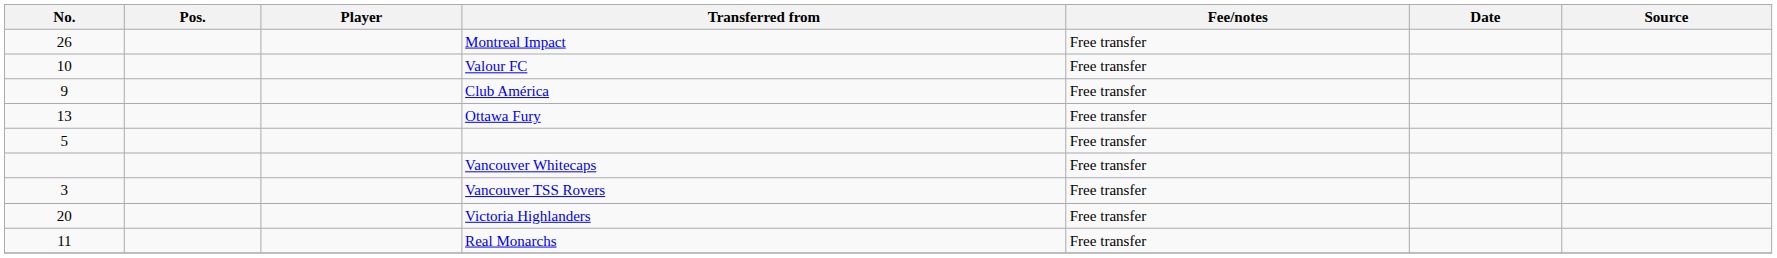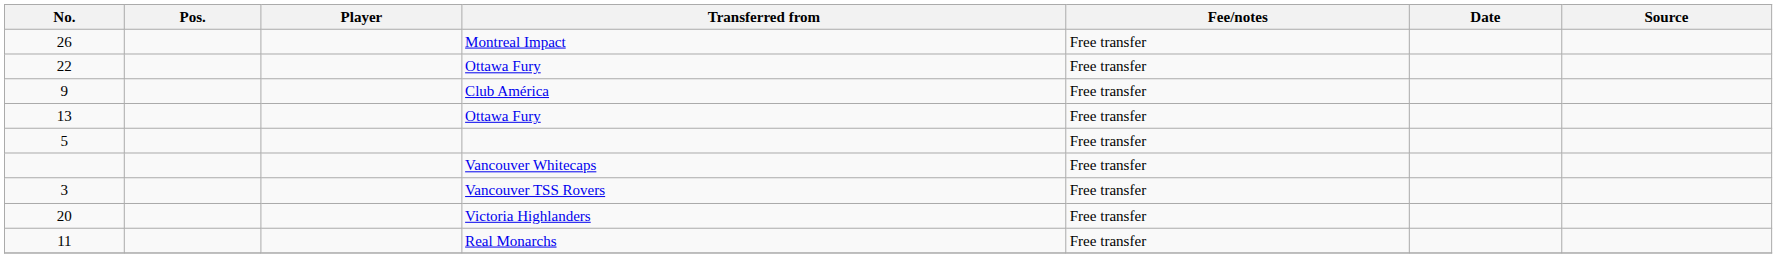+ row: (64, 66)
- row: (64, 66)
